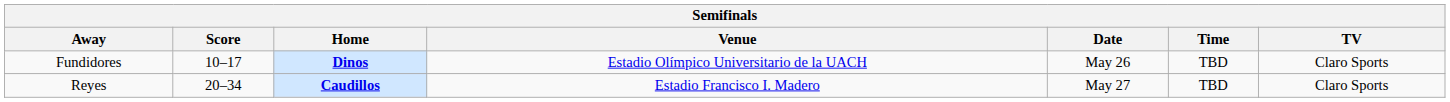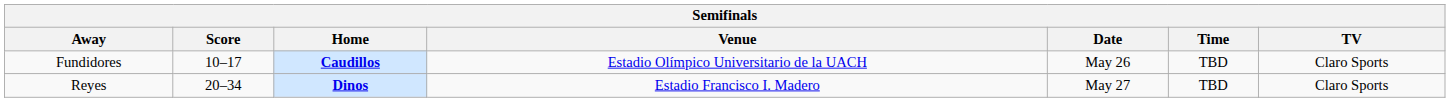(350, 62) Dinos -> (350, 62) Caudillos
(350, 85) Caudillos -> (350, 85) Dinos
